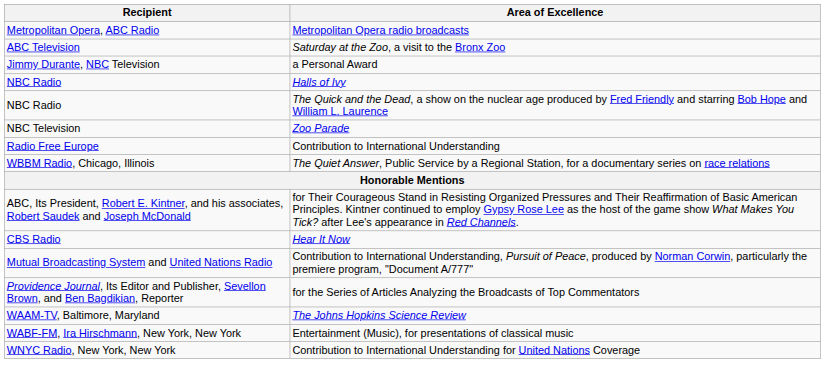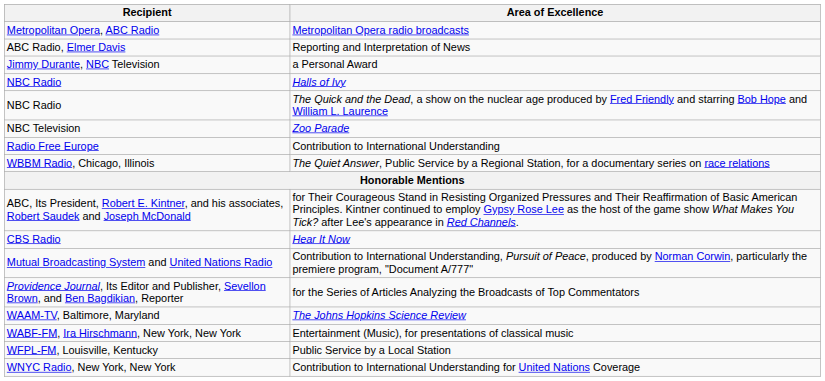+ row: (381, 47)
- row: (399, 47)
+ row: (372, 350)
